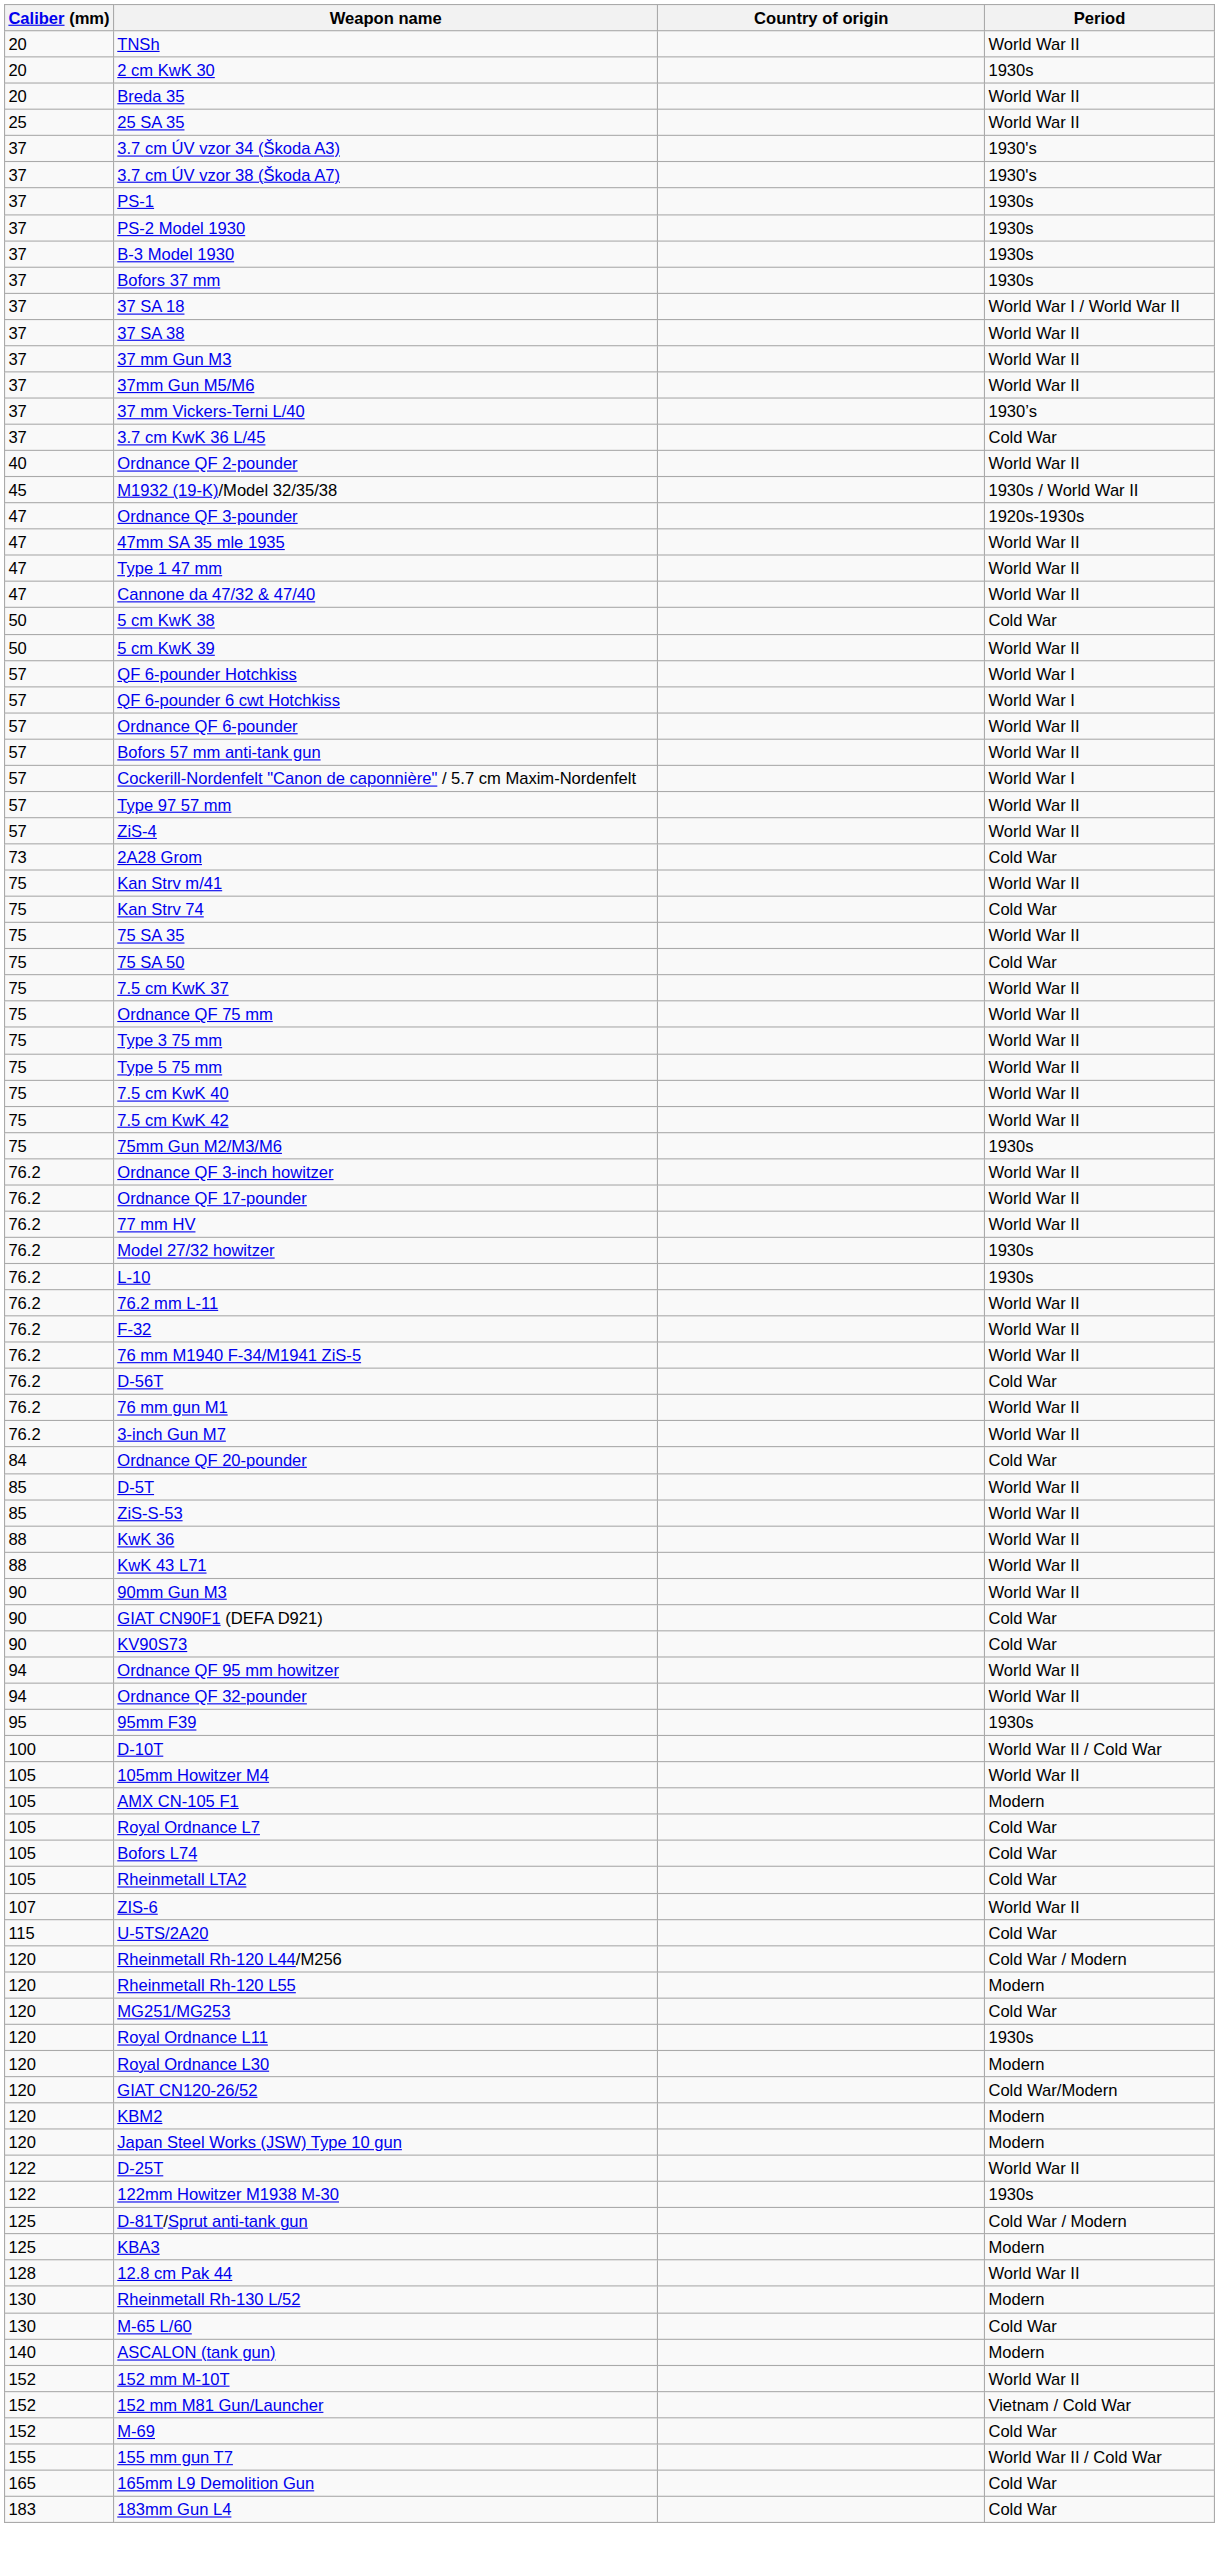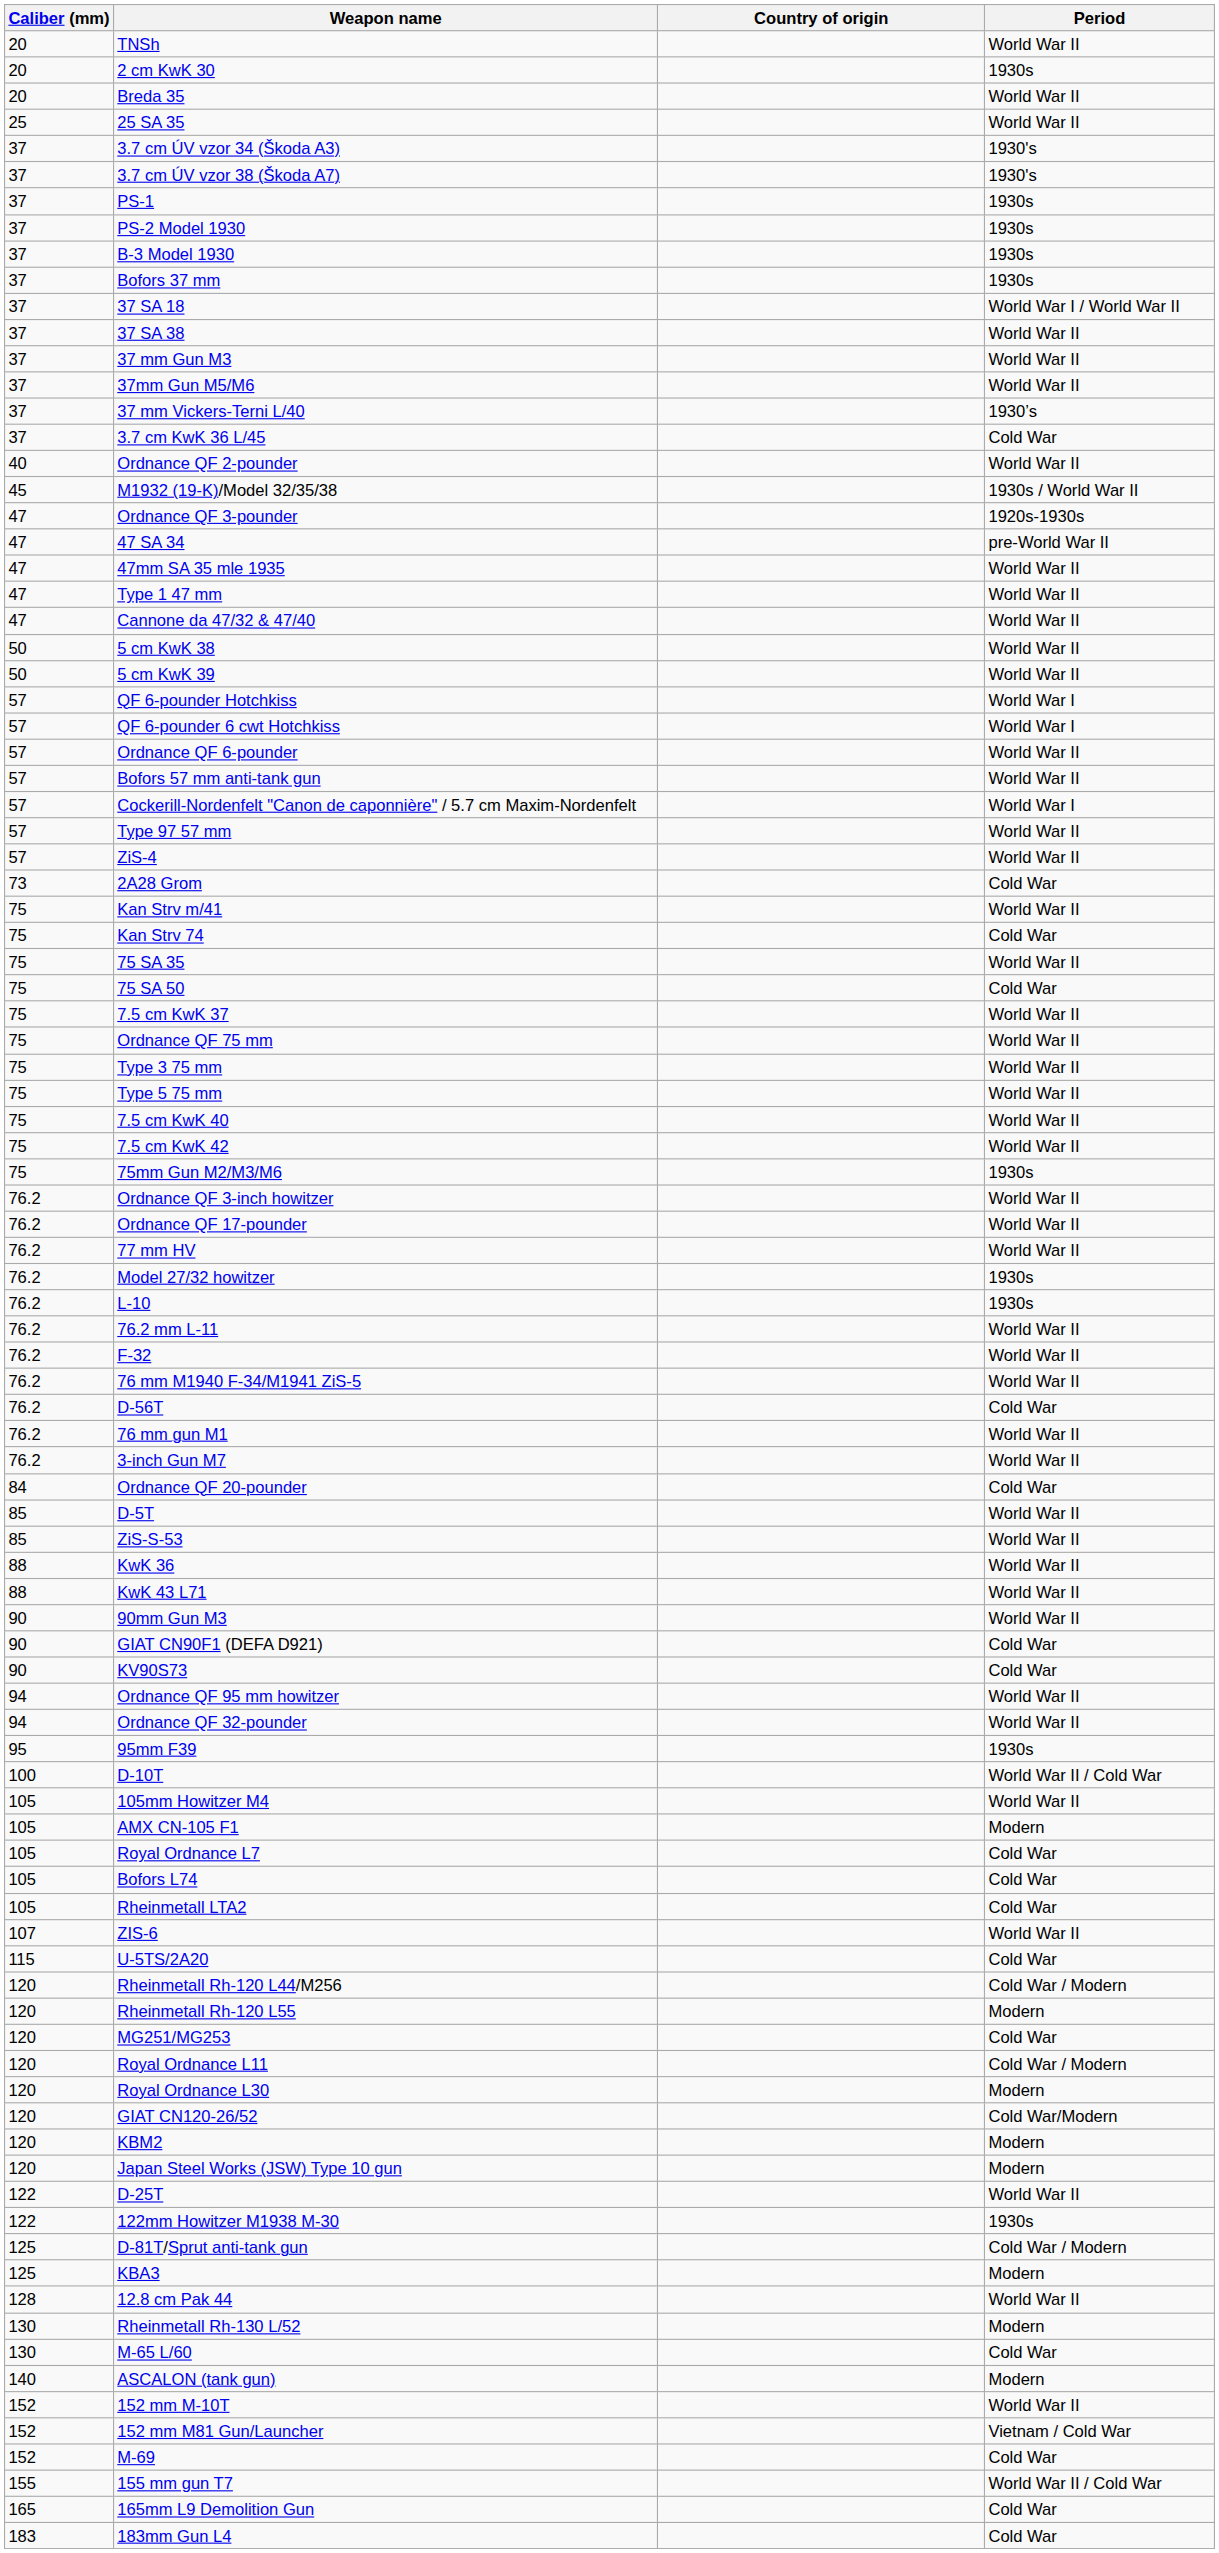+ row: (151, 542)
(1023, 621) Cold War -> (1034, 647) World War II
(1011, 2037) 1930s -> (1058, 2064) Cold War / Modern
